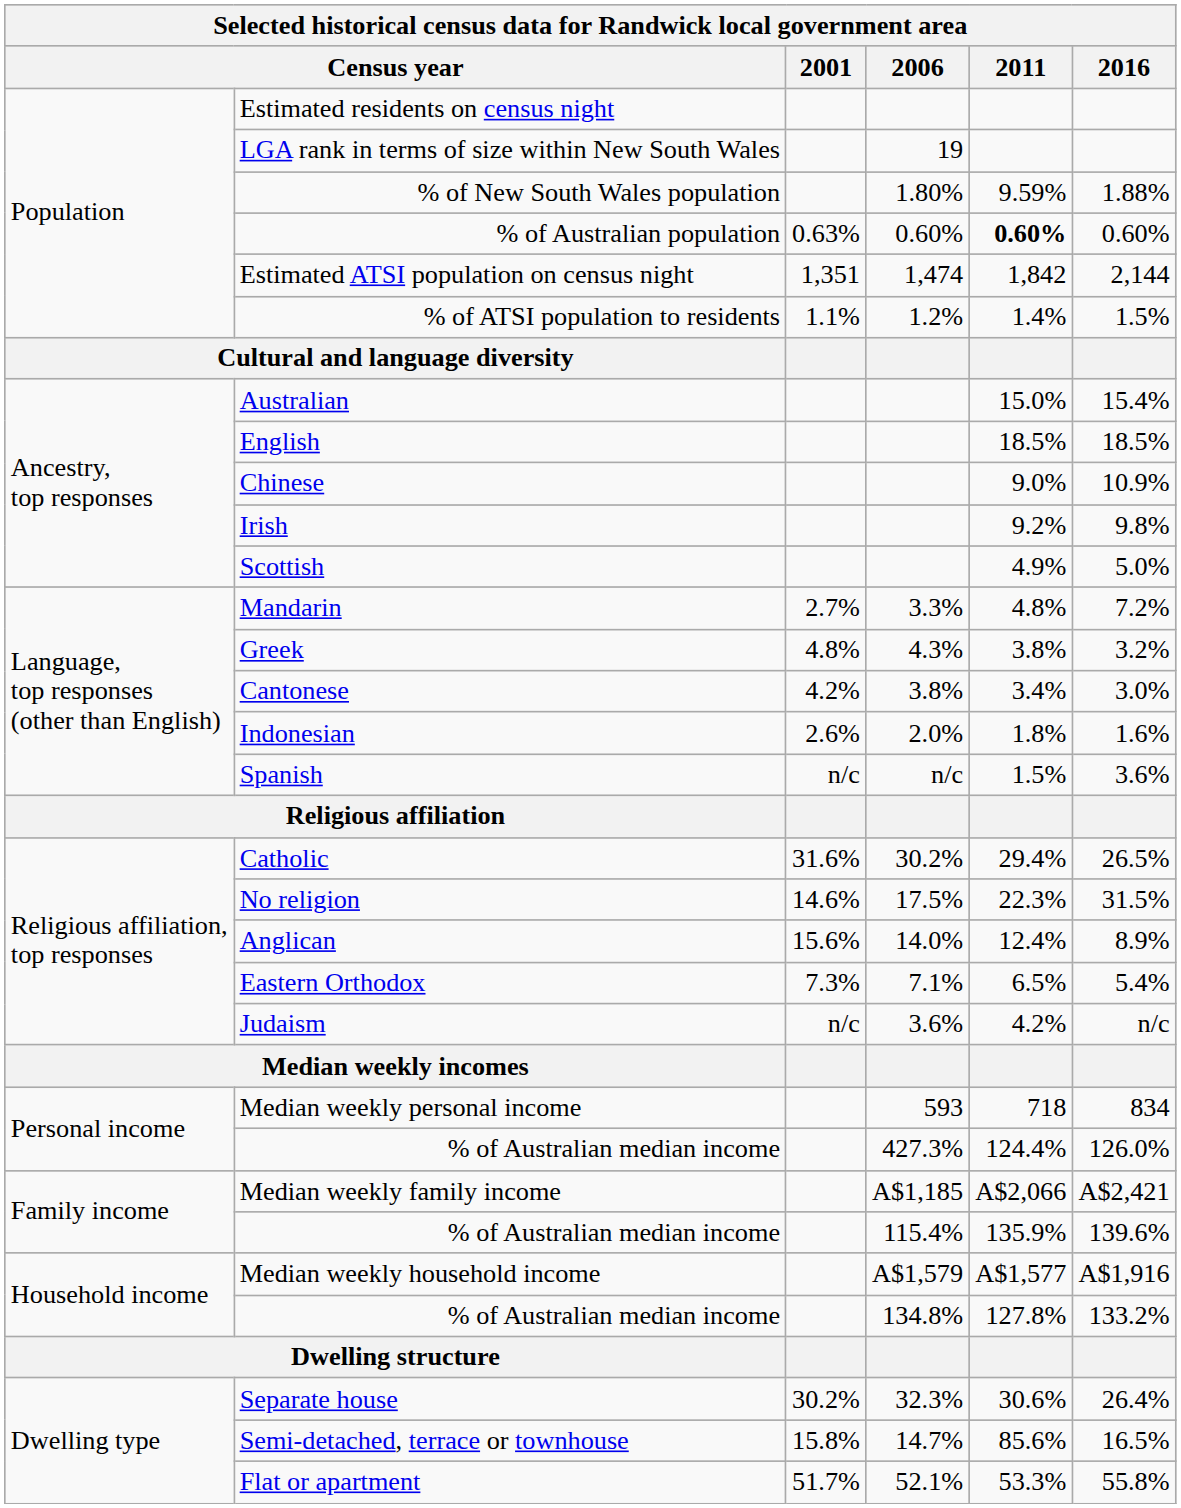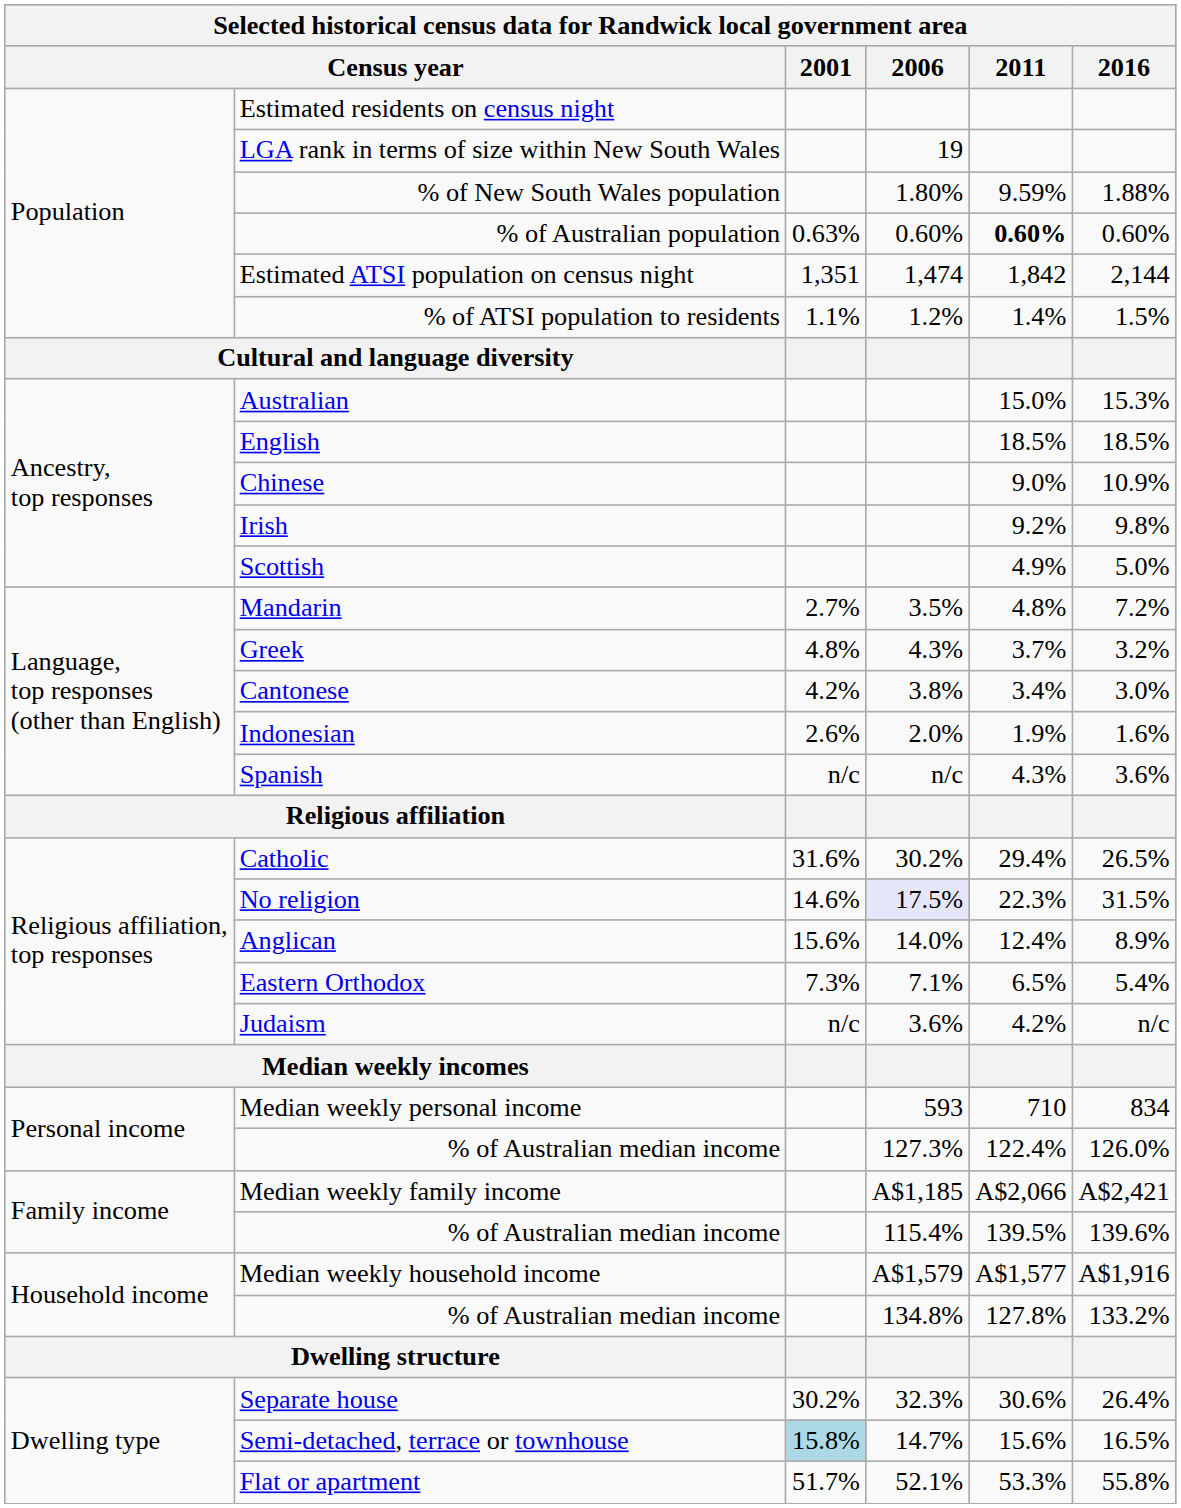(1132, 399) 15.4% -> (1132, 399) 15.3%
(933, 607) 3.3% -> (933, 607) 3.5%
(1036, 649) 3.8% -> (1036, 649) 3.7%
(1036, 732) 1.8% -> (1036, 732) 1.9%
(1036, 774) 1.5% -> (1036, 774) 4.3%
(926, 899) no background -> (926, 899) lavender background
(1047, 1107) 718 -> (1047, 1107) 710
(923, 1148) 427.3% -> (923, 1148) 127.3%
(1023, 1148) 124.4% -> (1023, 1148) 122.4%
(1023, 1232) 135.9% -> (1023, 1232) 139.5%
(826, 1440) no background -> (826, 1440) lightblue background
(1029, 1440) 85.6% -> (1029, 1440) 15.6%
